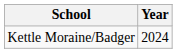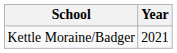(155, 37) 2024 -> (155, 37) 2021
